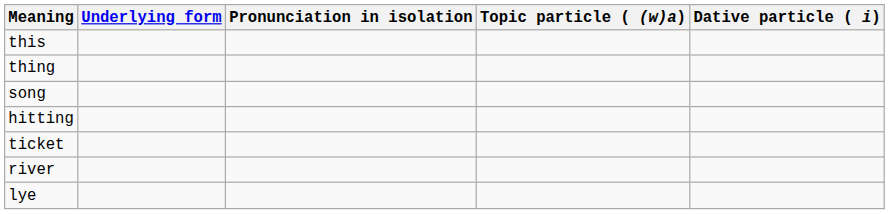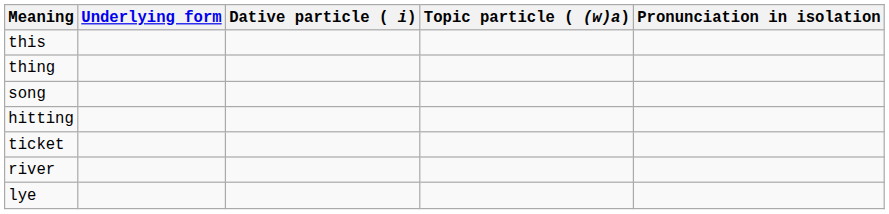columns swapped: (351, 17) <-> (787, 17)
